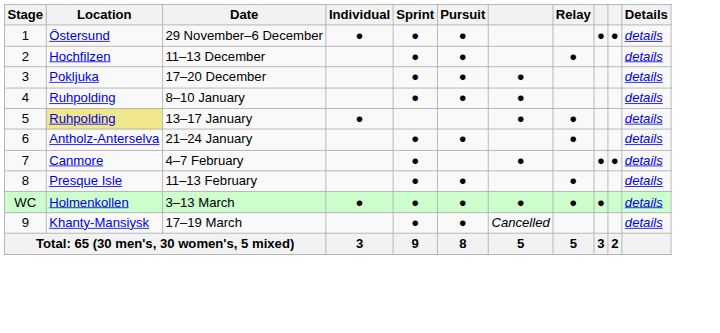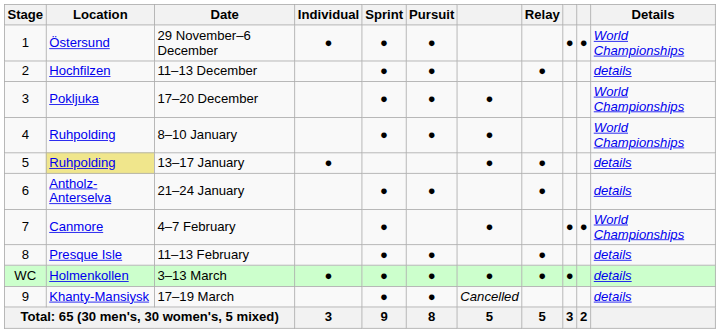(644, 35) details -> (639, 43) World Championships
(644, 77) details -> (639, 99) World Championships
(644, 98) details -> (639, 135) World Championships
(644, 160) details -> (639, 226) World Championships
